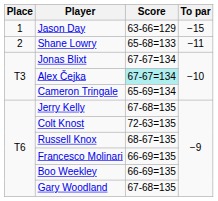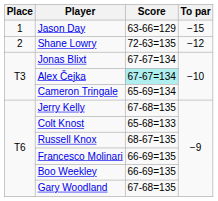(152, 44) 65-68=133 -> (152, 44) 72-63=135
(196, 44) −11 -> (196, 44) −12
(152, 124) 72-63=135 -> (152, 124) 65-68=133
